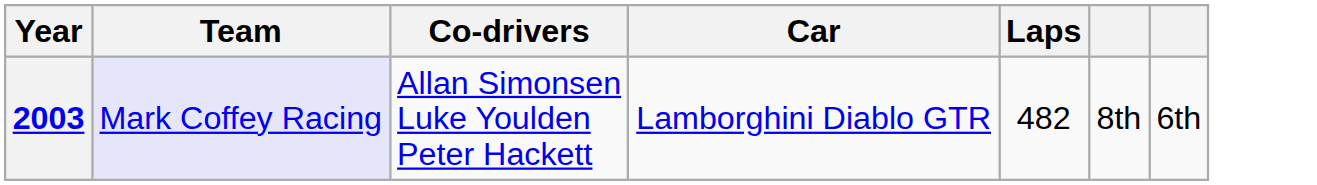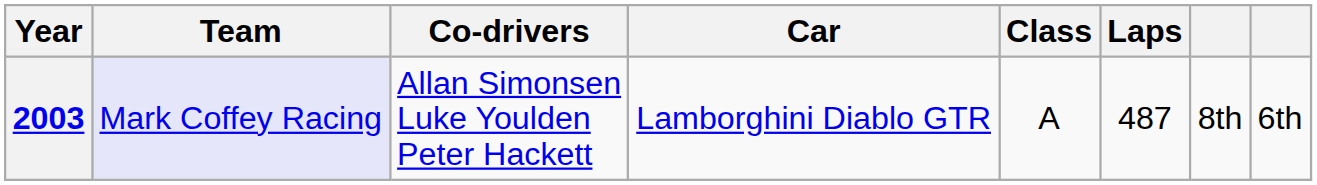+ column: (1049, 31)
(1044, 118) 482 -> (1145, 118) 487
